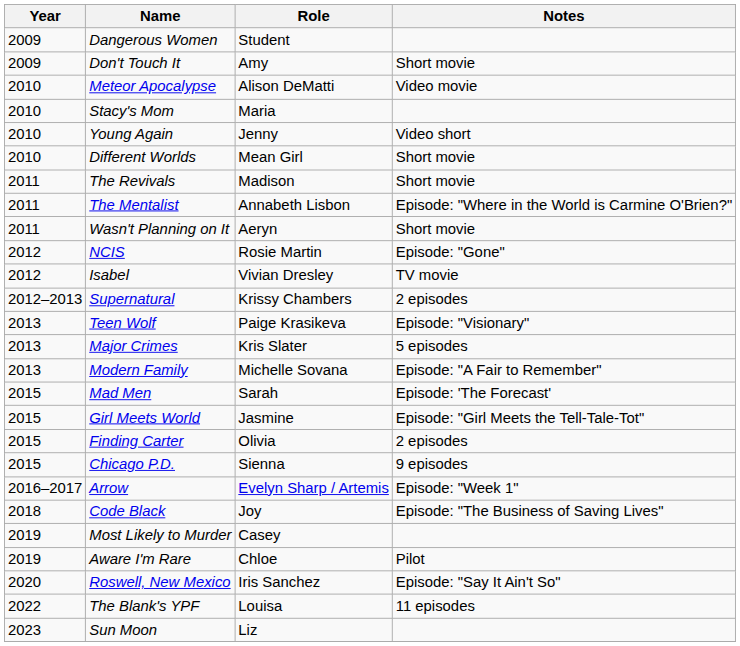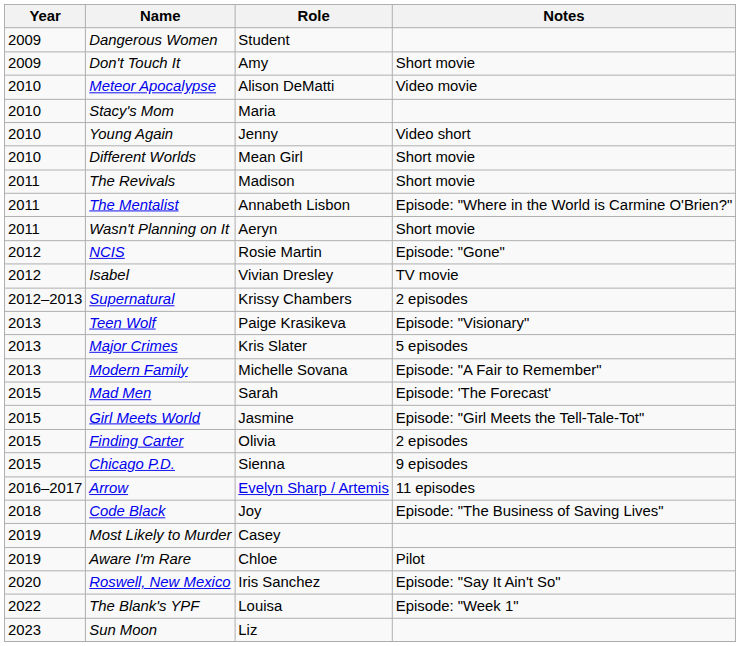(457, 488) Episode: "Week 1" -> (435, 488) 11 episodes
(435, 606) 11 episodes -> (457, 606) Episode: "Week 1"
